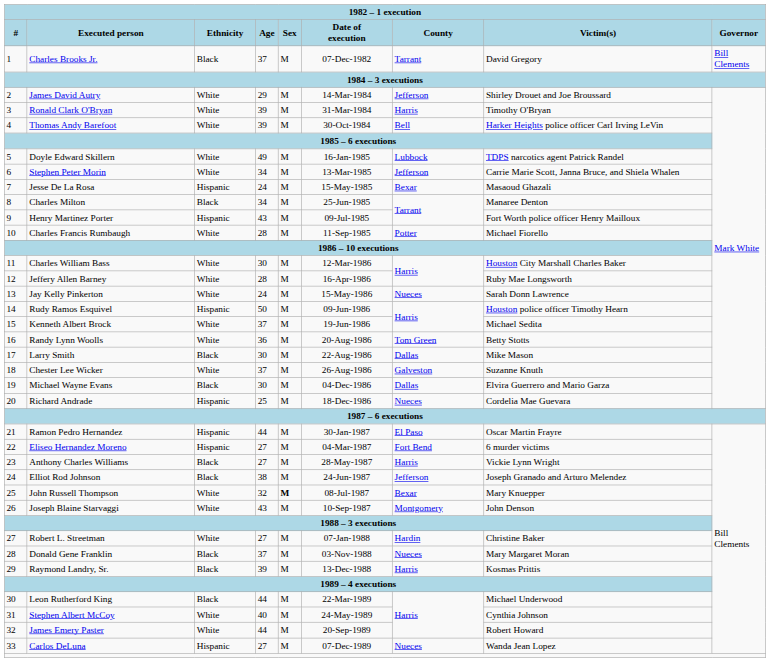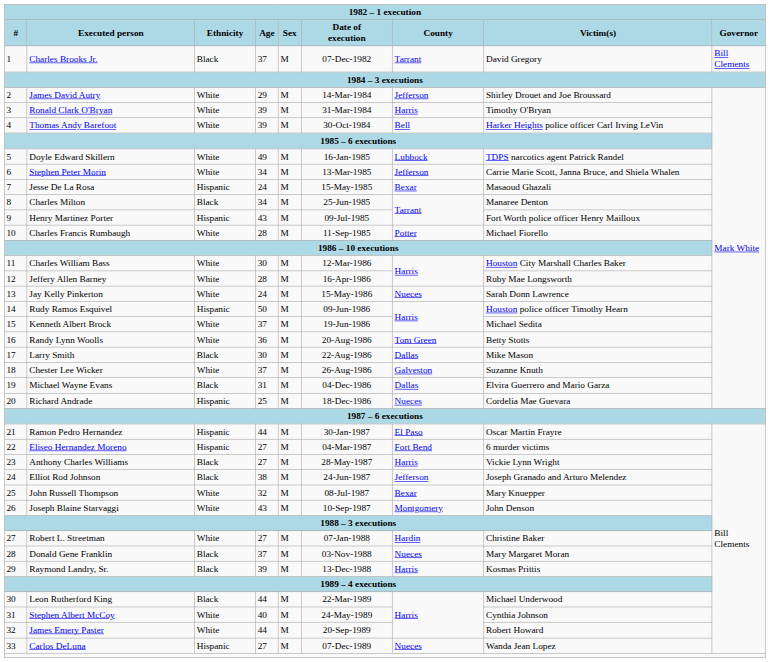(262, 385) 30 -> (262, 385) 31
(285, 492) bold -> (285, 492) normal
